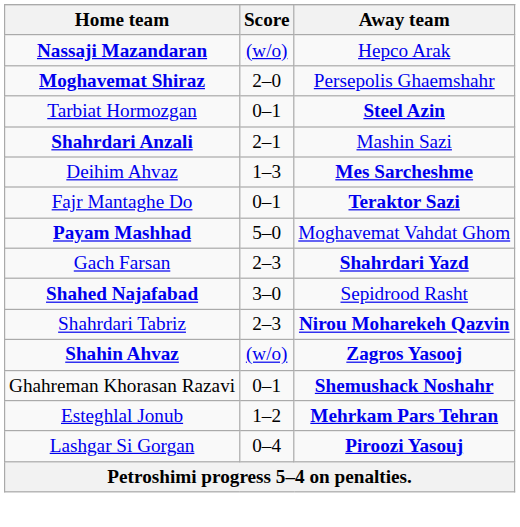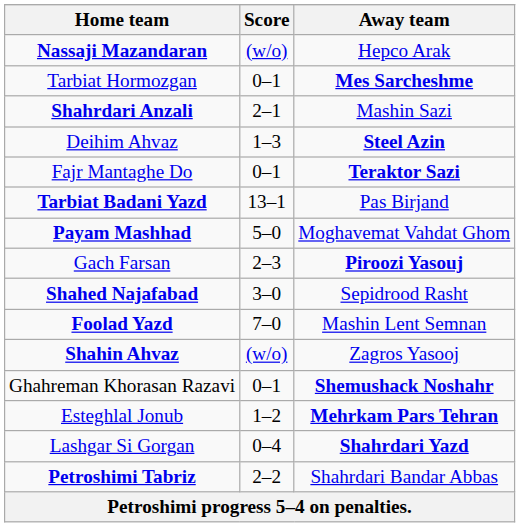- row: (122, 80)
(404, 111) Steel Azin -> (404, 80) Mes Sarcheshme
(404, 171) Mes Sarcheshme -> (404, 141) Steel Azin
+ row: (122, 202)
(404, 263) Shahrdari Yazd -> (404, 263) Piroozi Yasouj
- row: (122, 324)
+ row: (122, 324)
(404, 354) bold -> (404, 354) normal
(404, 446) Piroozi Yasouj -> (404, 446) Shahrdari Yazd
+ row: (122, 476)
